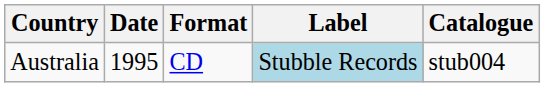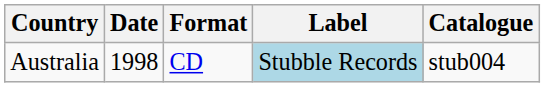(134, 61) 1995 -> (134, 61) 1998
